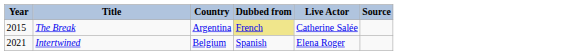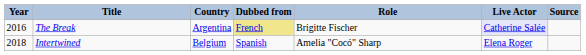+ column: (388, 12)
(16, 27) 2015 -> (16, 27) 2016
(327, 27) no background -> (515, 27) lavender background
(16, 43) 2021 -> (16, 43) 2018
